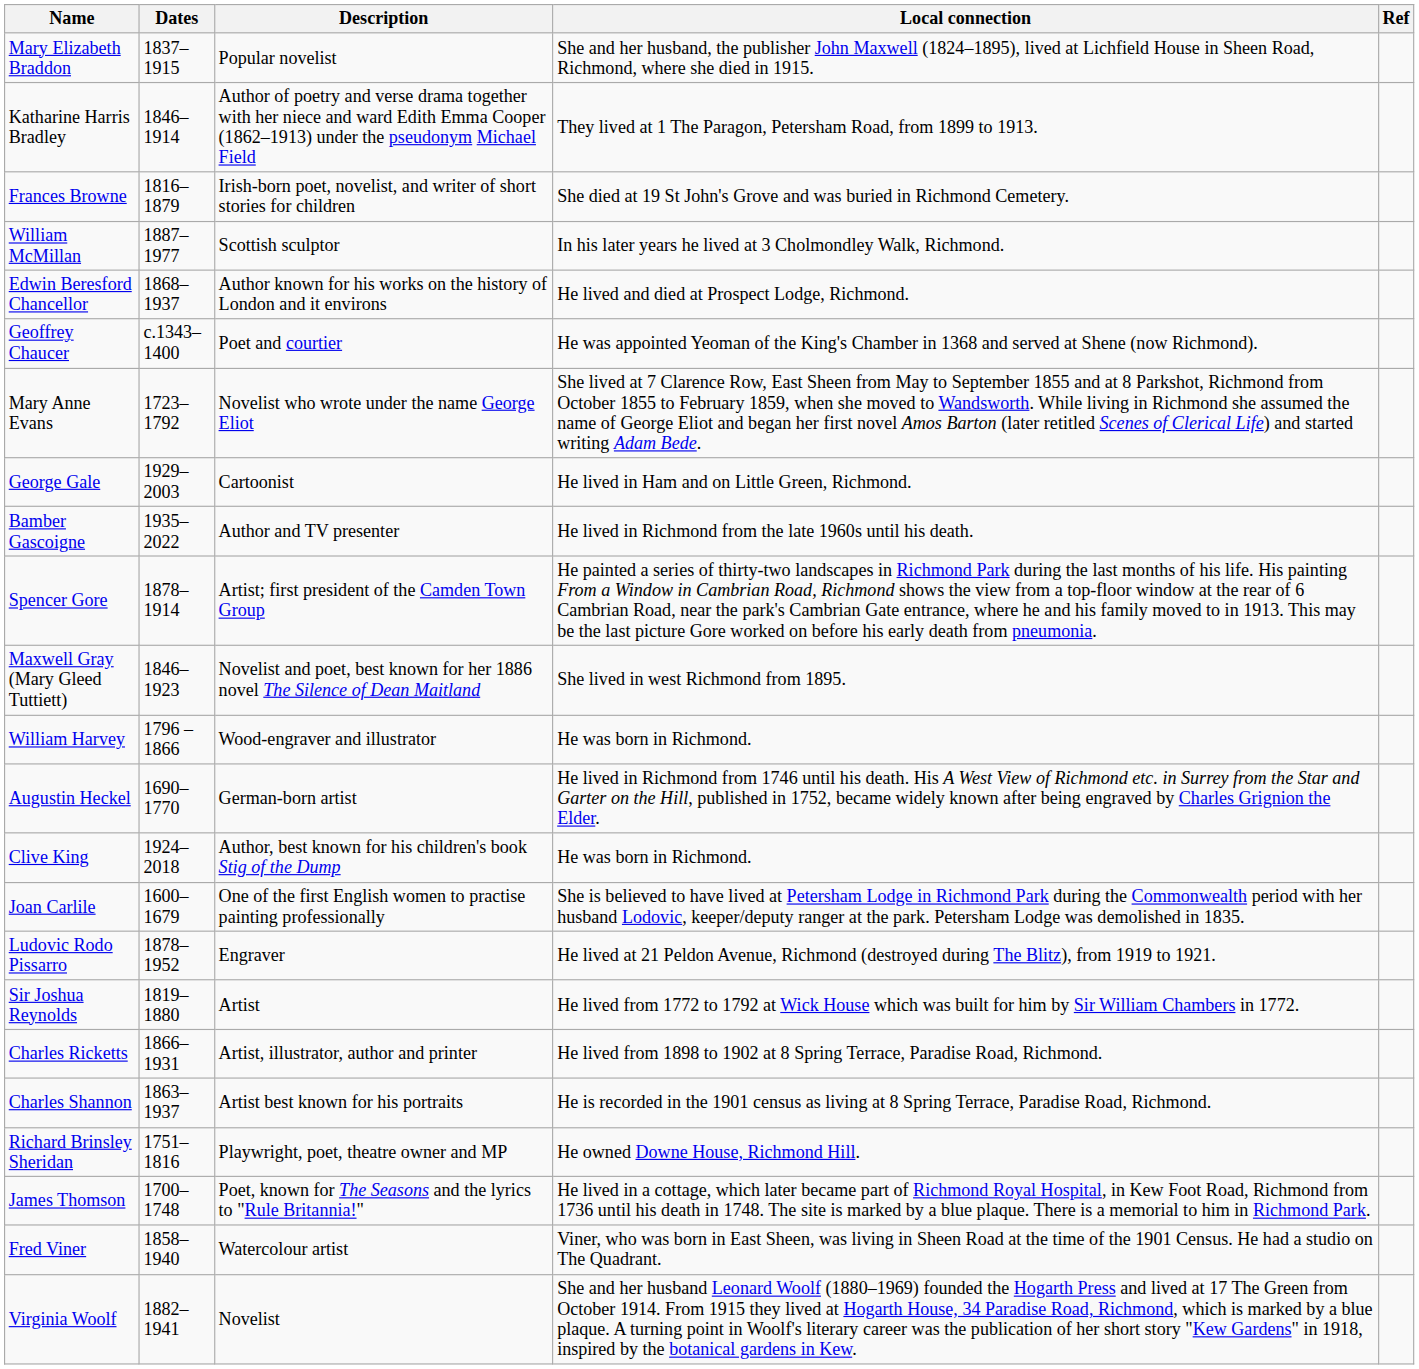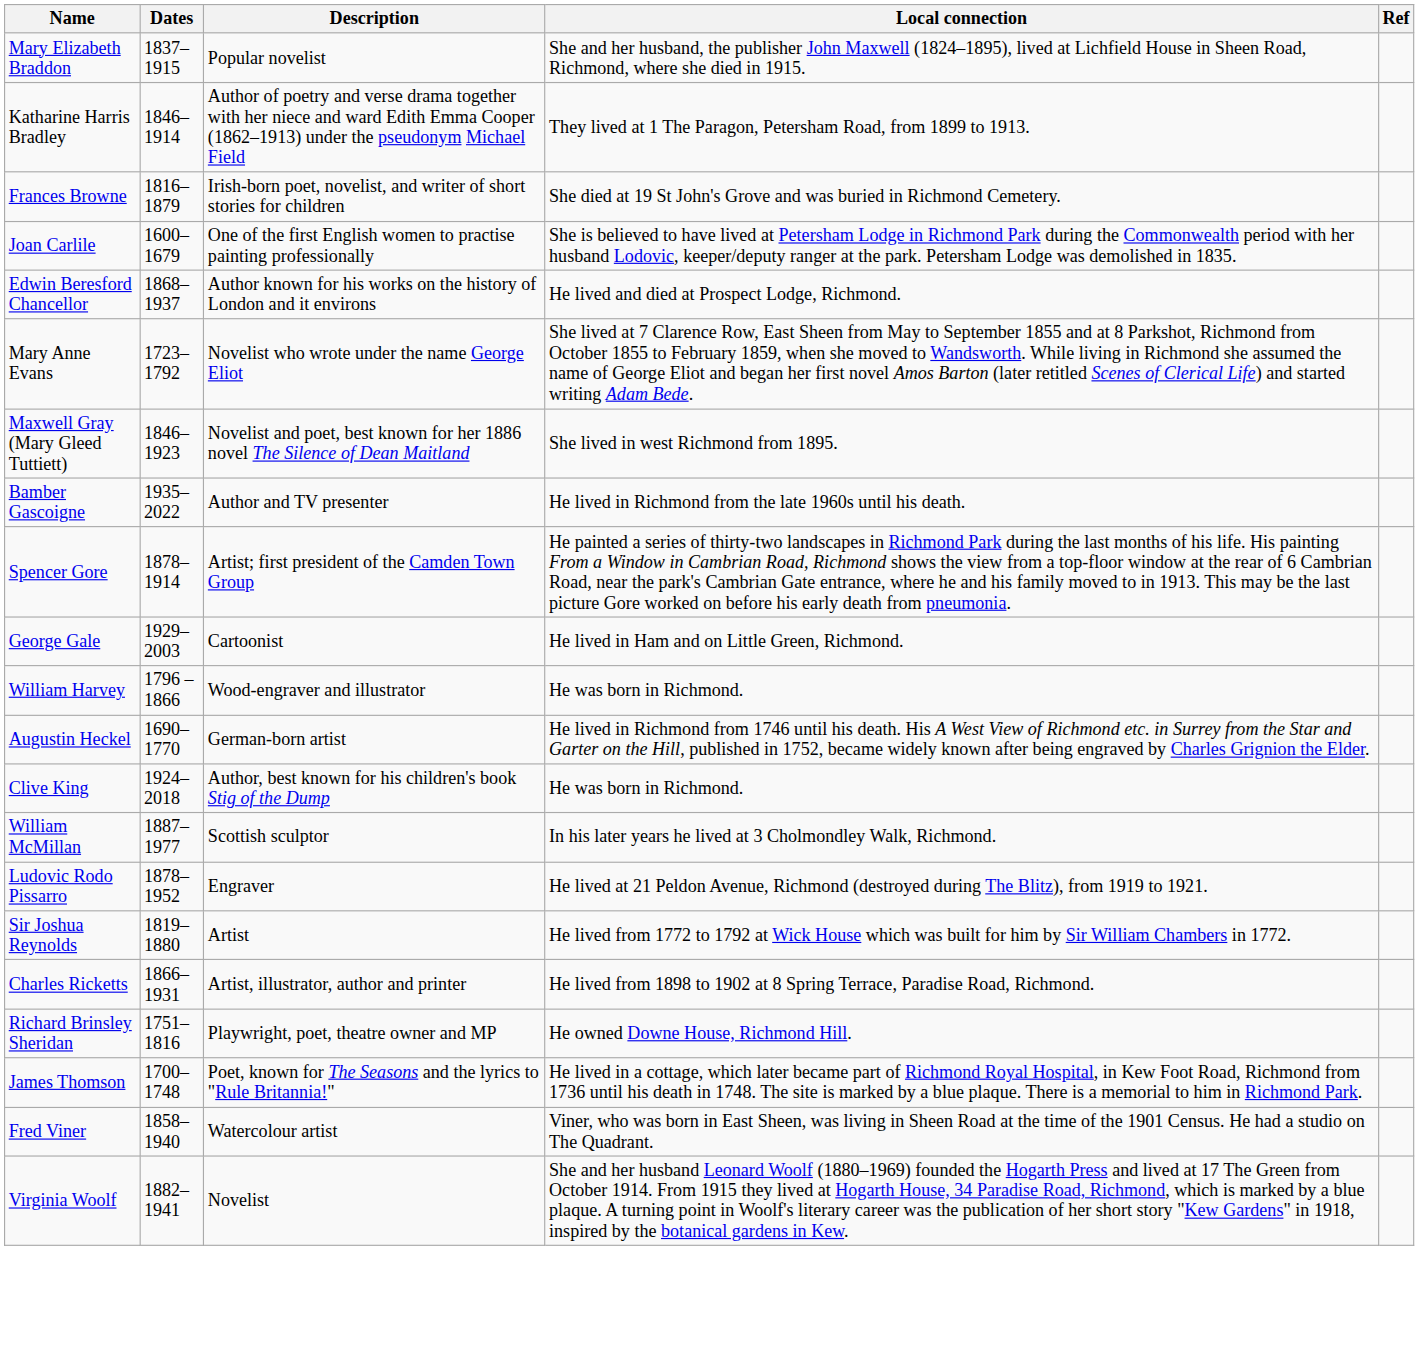rows swapped: (52, 906) <-> (45, 245)
- row: (41, 343)
rows swapped: (54, 482) <-> (61, 680)
- row: (70, 1102)
